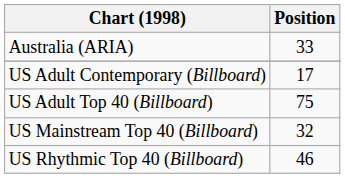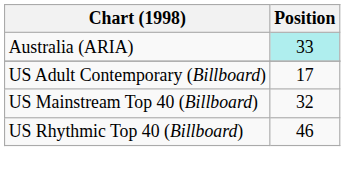(305, 46) no background -> (305, 46) paleturquoise background
- row: (111, 103)
